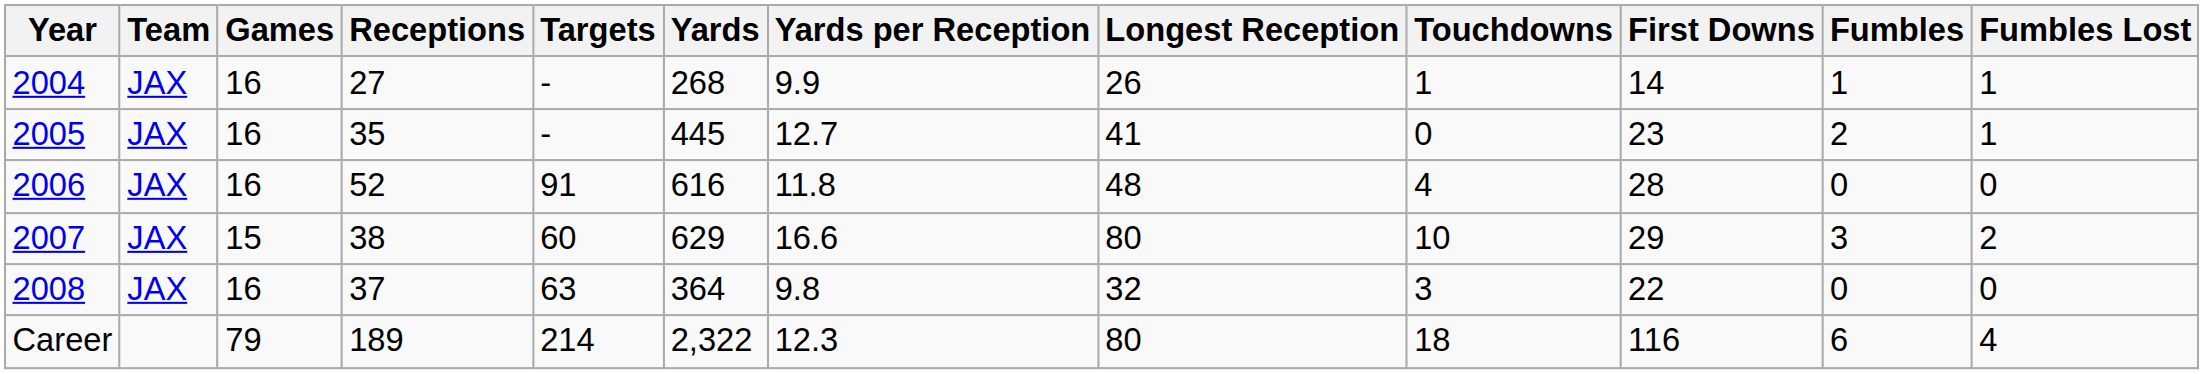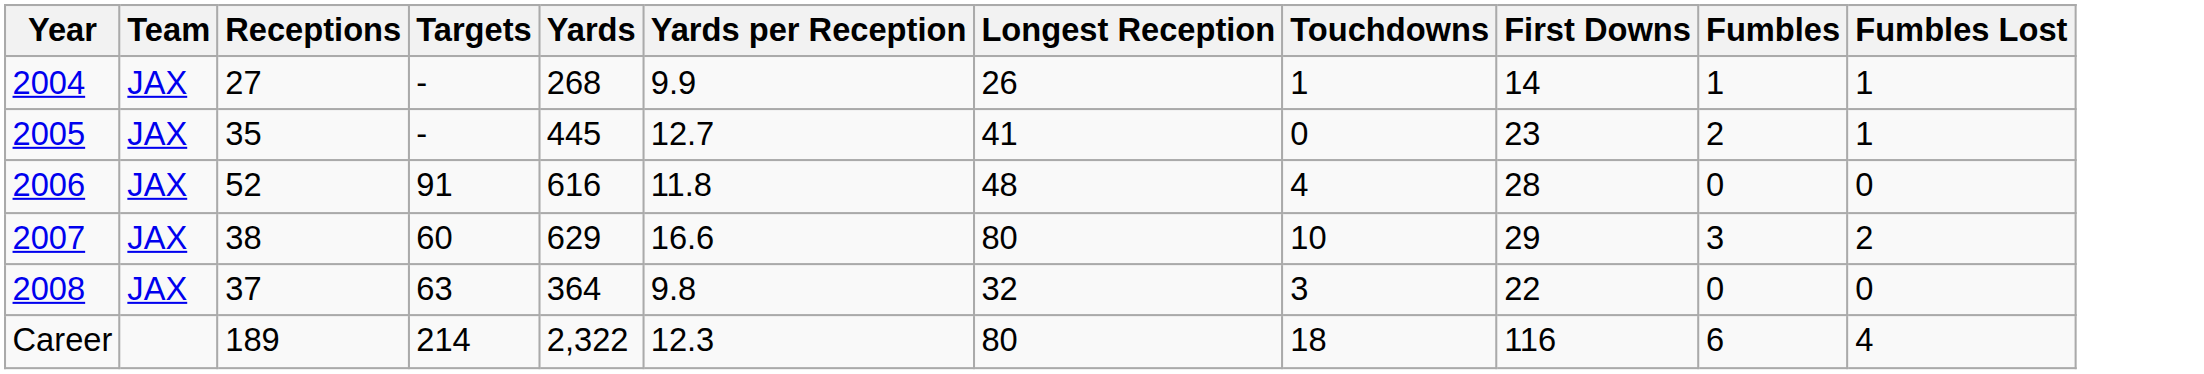- column: (280, 30)
